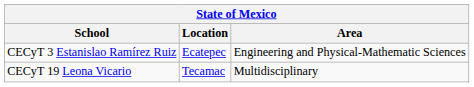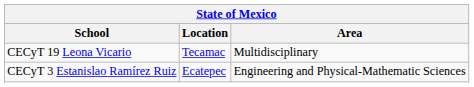rows swapped: (92, 52) <-> (69, 71)
